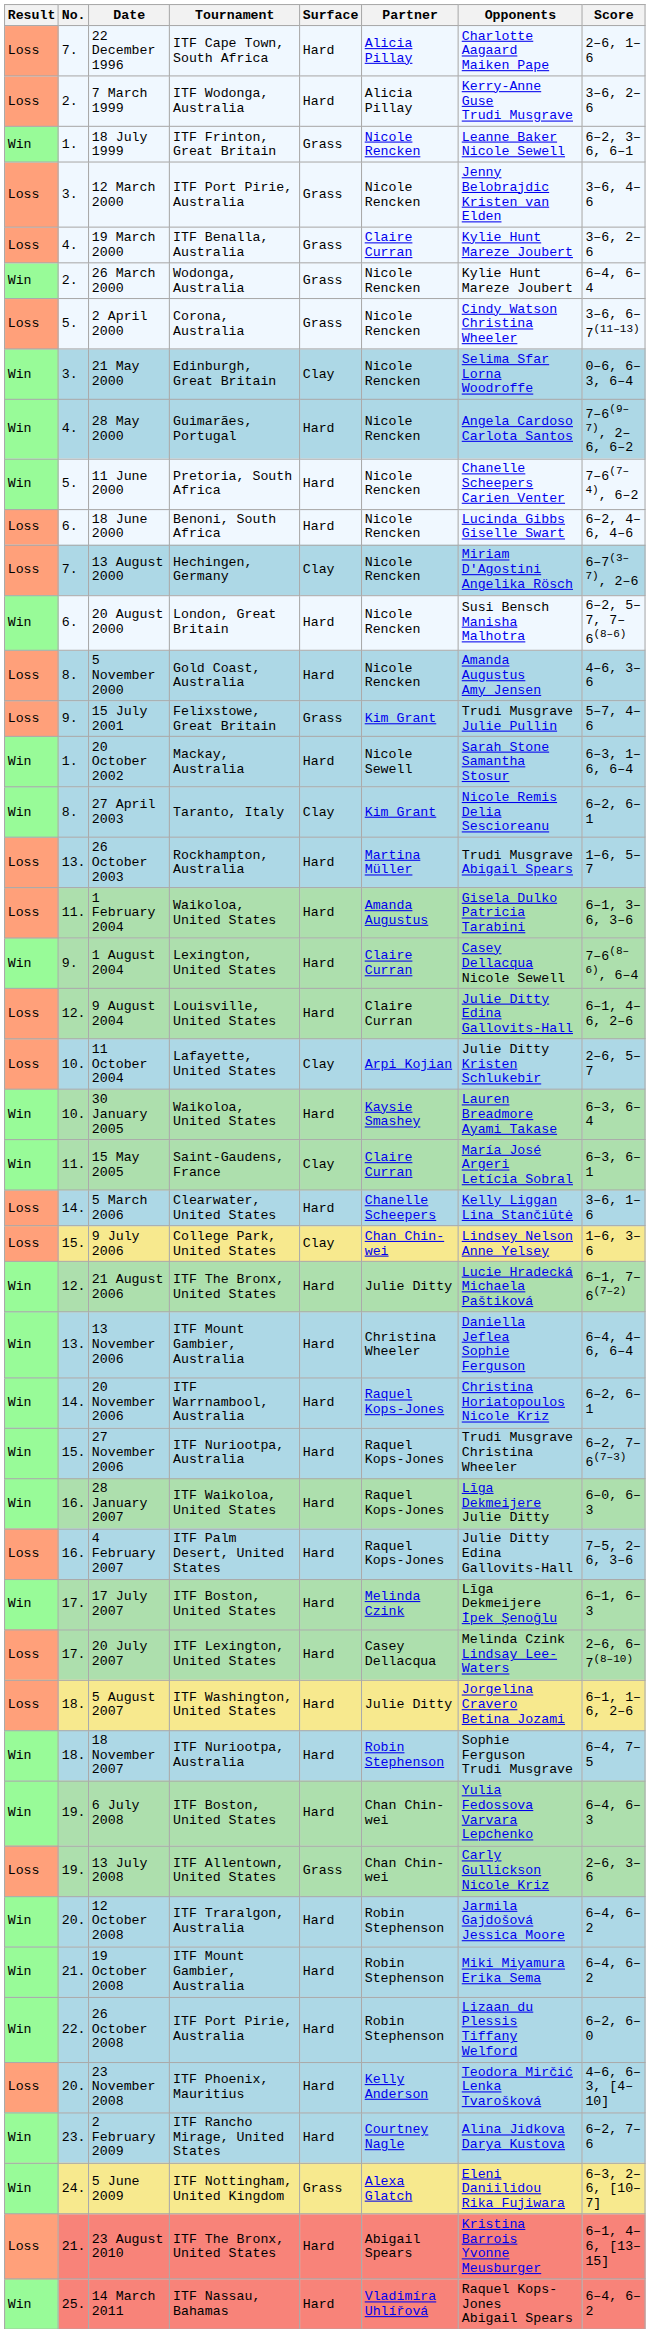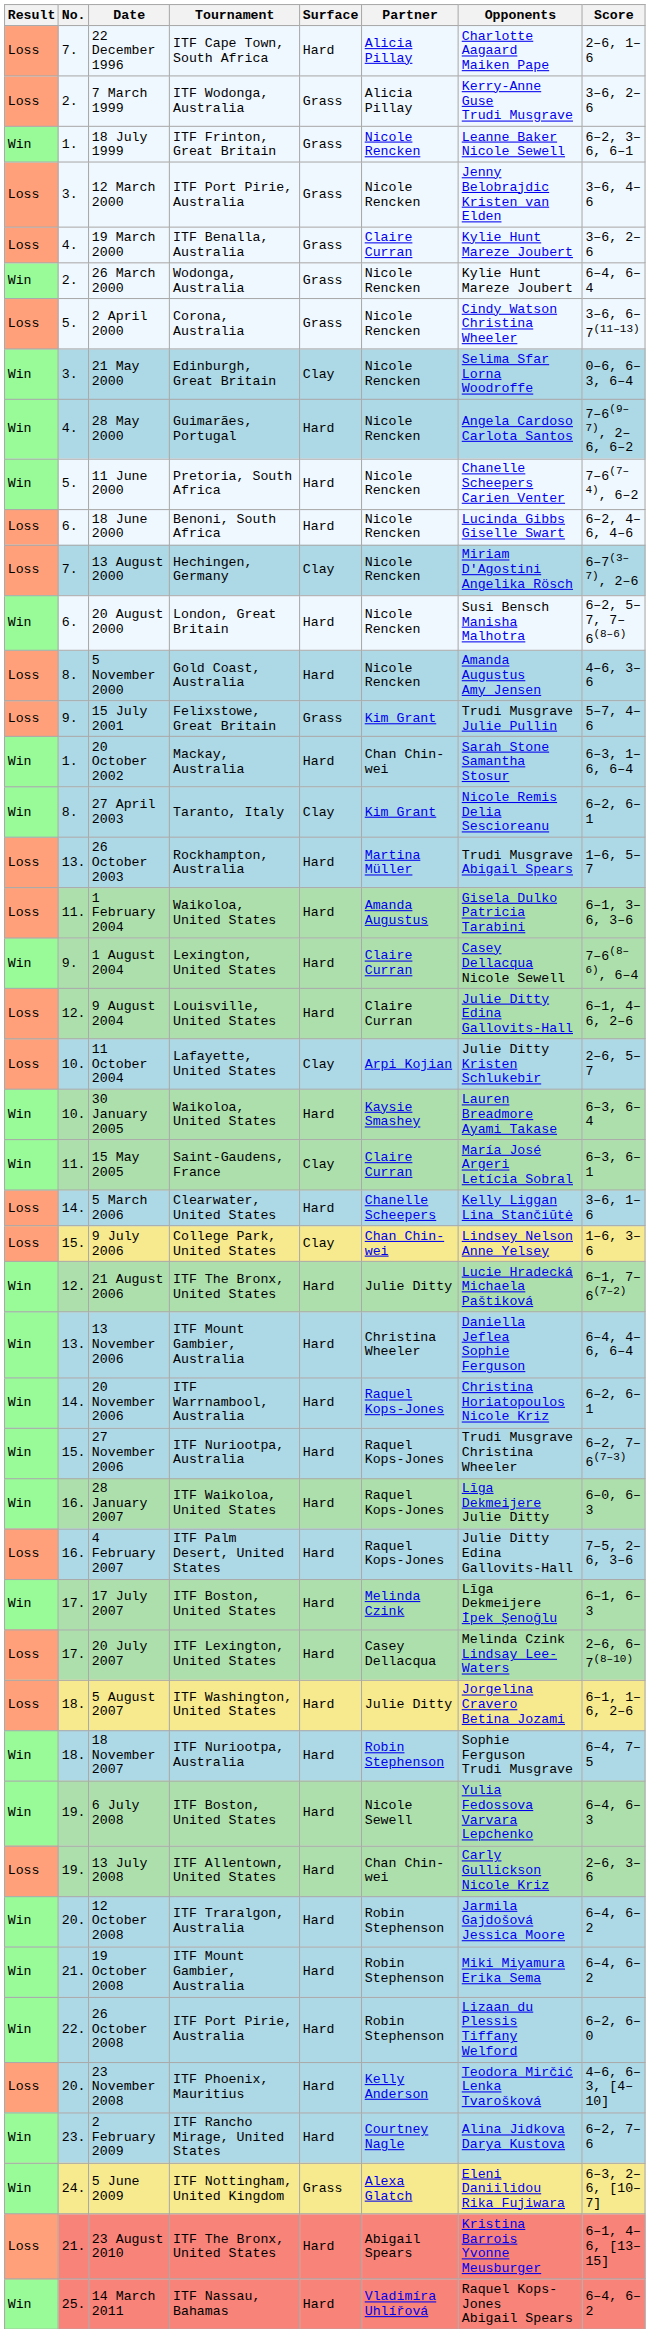(319, 101) Hard -> (323, 101) Grass
(389, 761) Nicole Sewell -> (404, 761) Chan Chin-wei
(404, 1813) Chan Chin-wei -> (389, 1813) Nicole Sewell
(323, 1871) Grass -> (319, 1871) Hard
